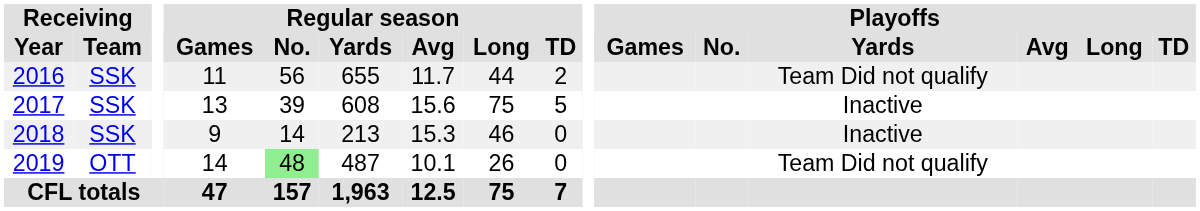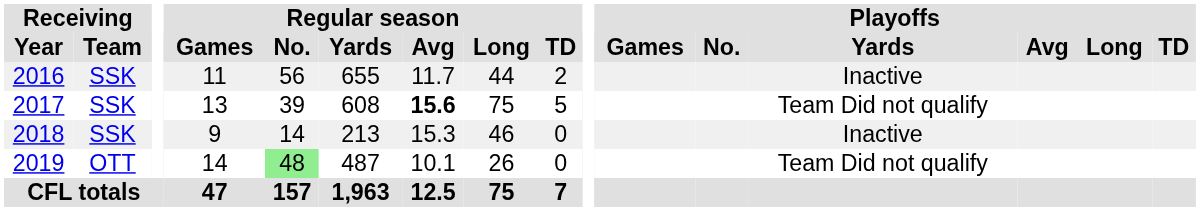(883, 76) Team Did not qualify -> (883, 76) Inactive
(433, 105) normal -> (433, 105) bold
(883, 105) Inactive -> (883, 105) Team Did not qualify
